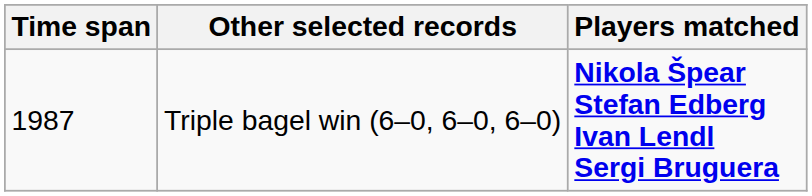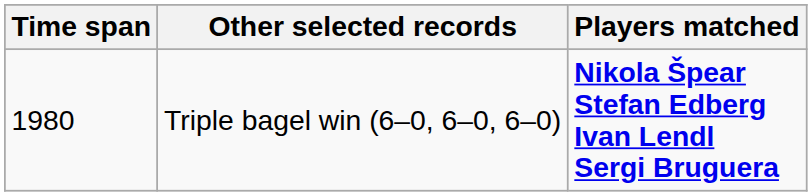(43, 119) 1987 -> (43, 119) 1980
